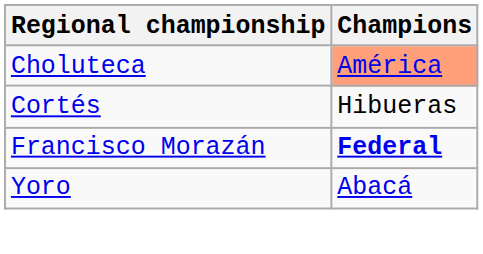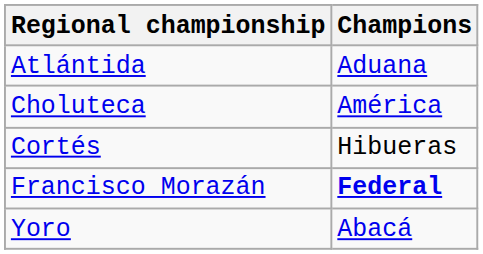+ row: (78, 66)
(390, 66) lightsalmon background -> (390, 107) no background
